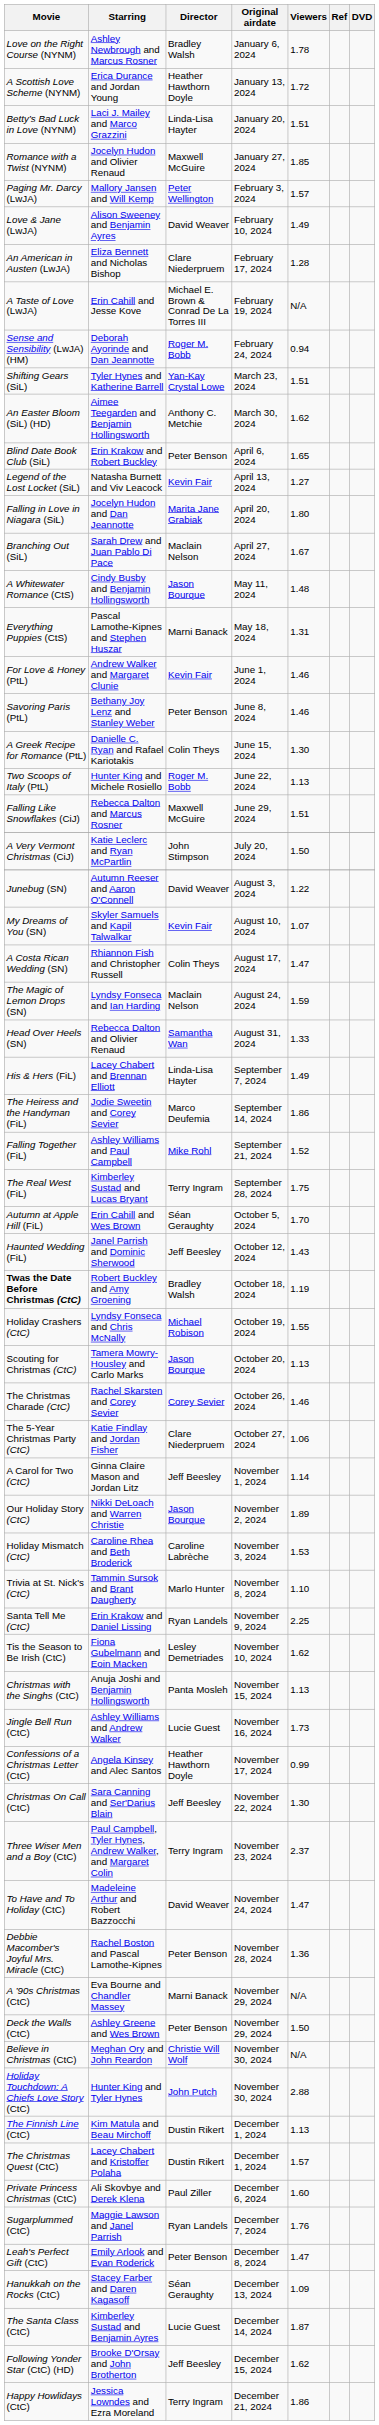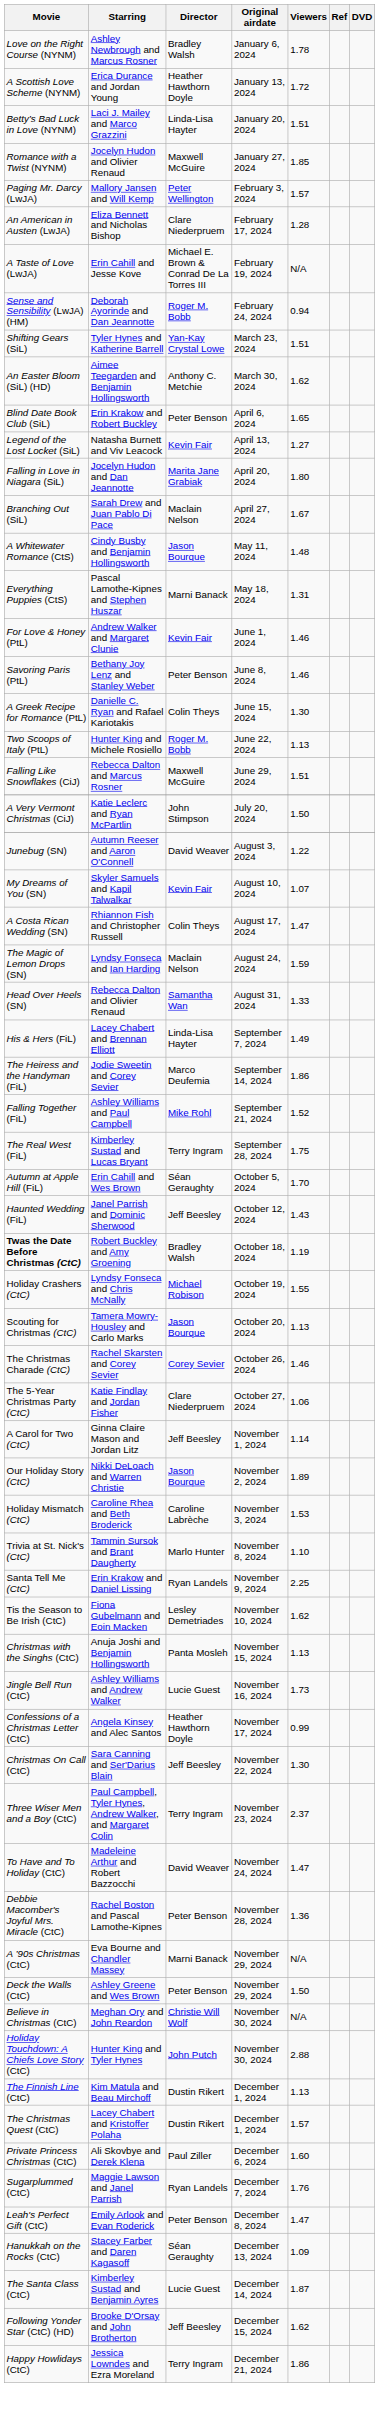- row: (34, 225)
